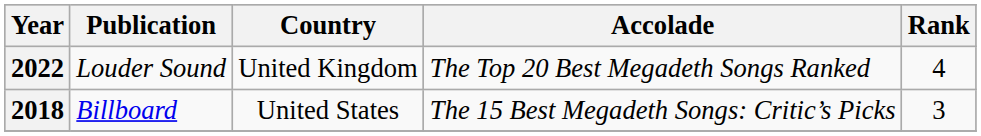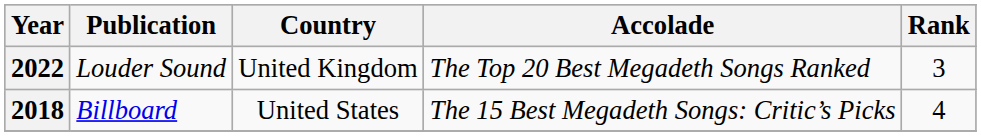(939, 67) 4 -> (939, 67) 3
(939, 109) 3 -> (939, 109) 4
